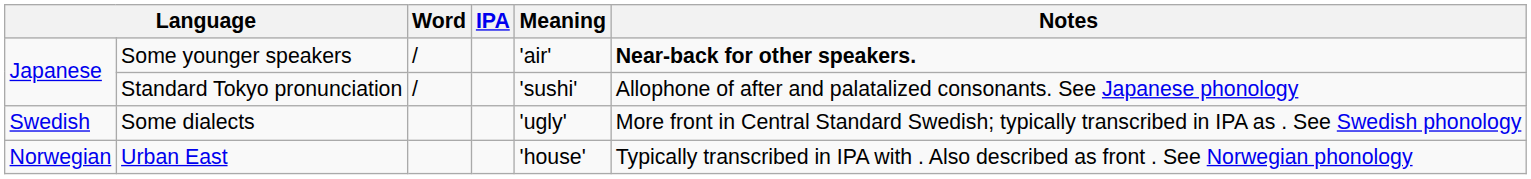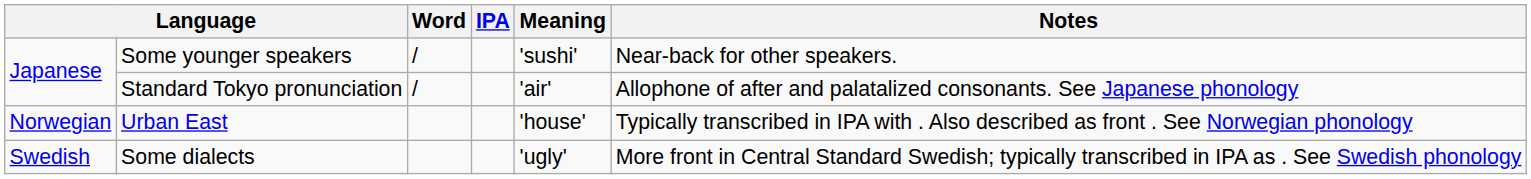(535, 55) 'air' -> (548, 55) 'sushi'
(766, 55) bold -> (756, 55) normal
(548, 88) 'sushi' -> (535, 88) 'air'
rows swapped: (174, 156) <-> (188, 122)
